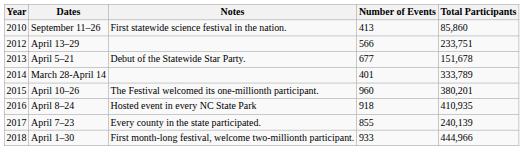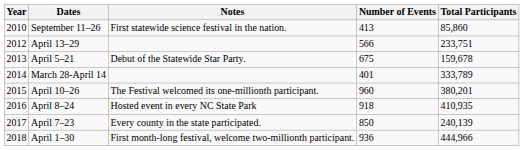(366, 59) 677 -> (366, 59) 675
(457, 59) 151,678 -> (457, 59) 159,678
(366, 122) 855 -> (366, 122) 850
(366, 138) 933 -> (366, 138) 936
